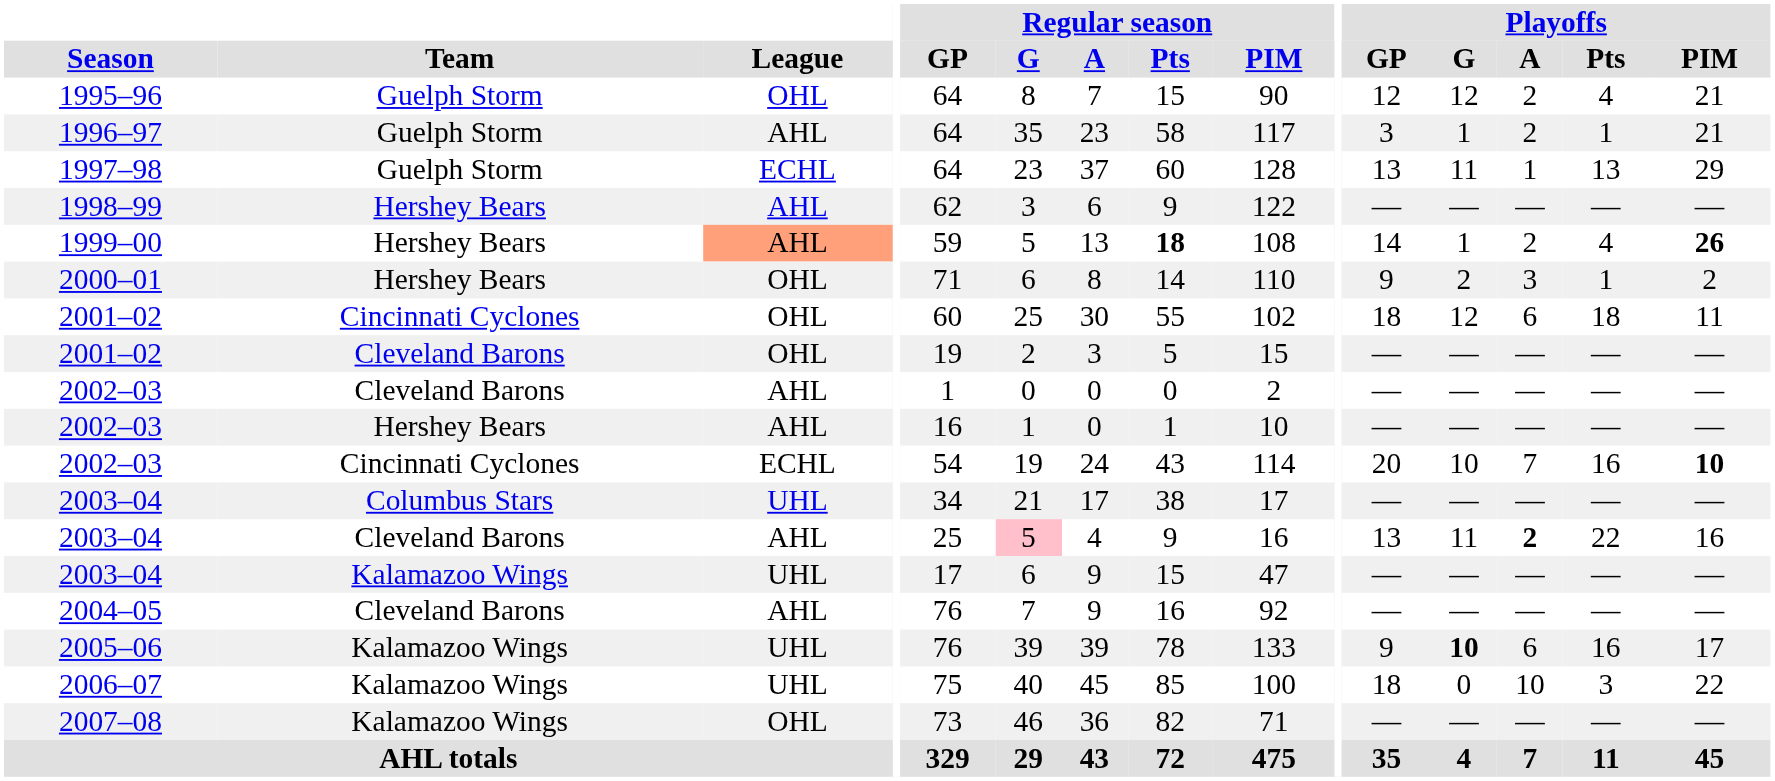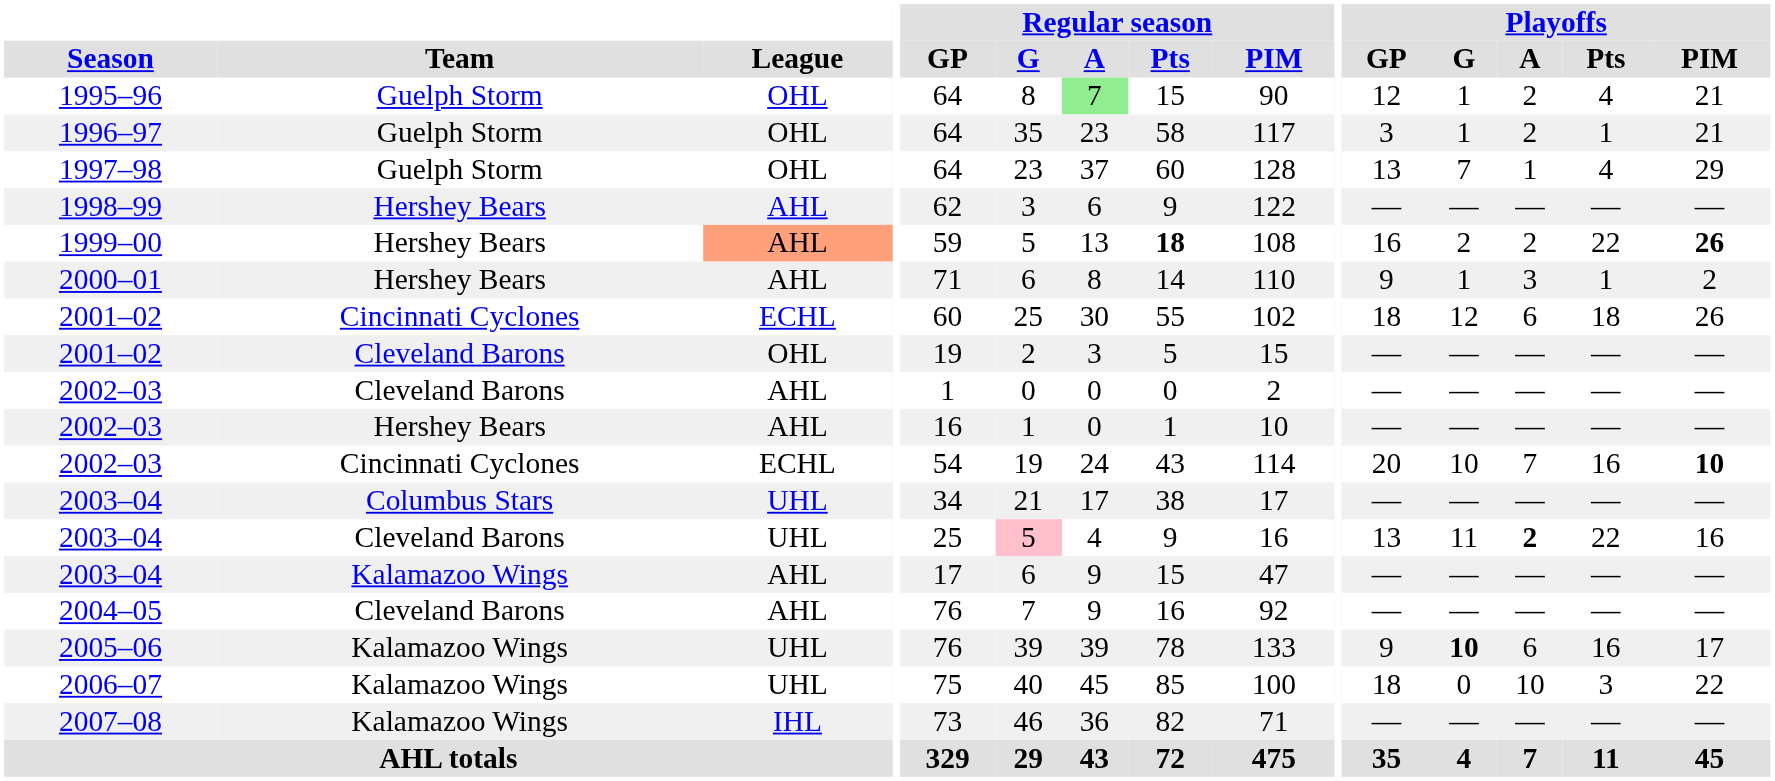(1094, 95) no background -> (1094, 95) lightgreen background
(1464, 95) 12 -> (1464, 95) 1
(797, 132) AHL -> (797, 132) OHL
(797, 169) ECHL -> (797, 169) OHL
(1464, 169) 11 -> (1464, 169) 7
(1606, 169) 13 -> (1606, 169) 4
(1386, 242) 14 -> (1386, 242) 16
(1464, 242) 1 -> (1464, 242) 2
(1606, 242) 4 -> (1606, 242) 22
(797, 279) OHL -> (797, 279) AHL
(1464, 279) 2 -> (1464, 279) 1
(797, 316) OHL -> (797, 316) ECHL
(1710, 316) 11 -> (1710, 316) 26
(797, 537) AHL -> (797, 537) UHL
(797, 573) UHL -> (797, 573) AHL
(797, 721) OHL -> (797, 721) IHL
